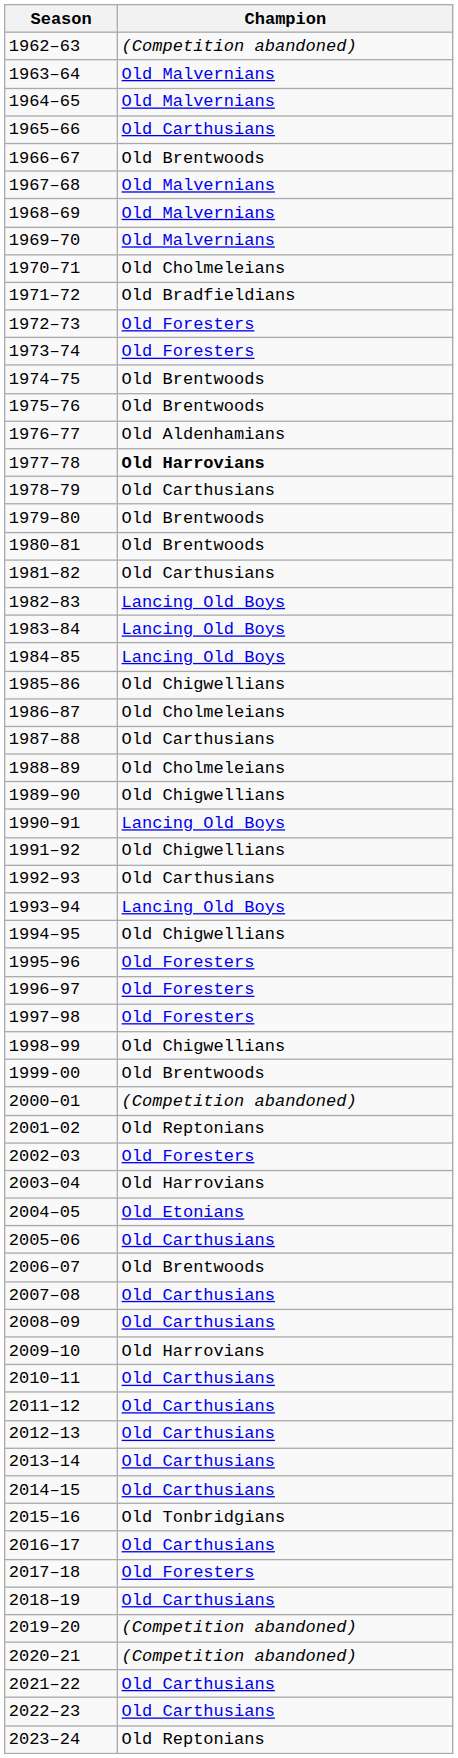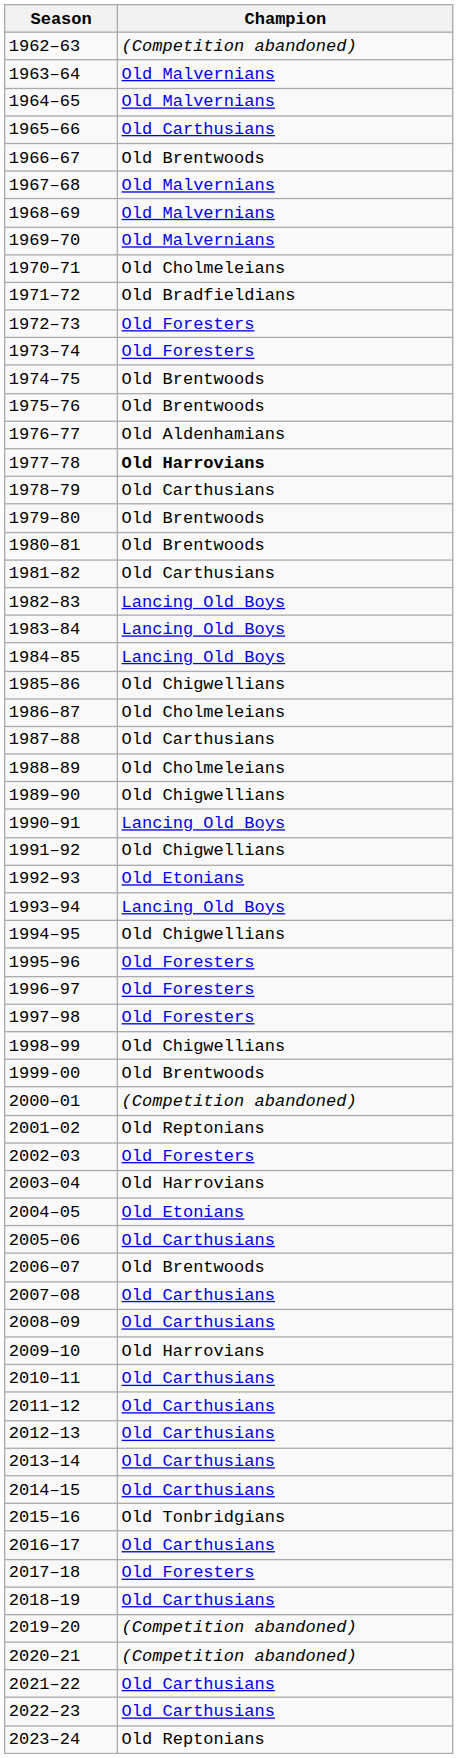(198, 879) Old Carthusians -> (183, 879) Old Etonians
